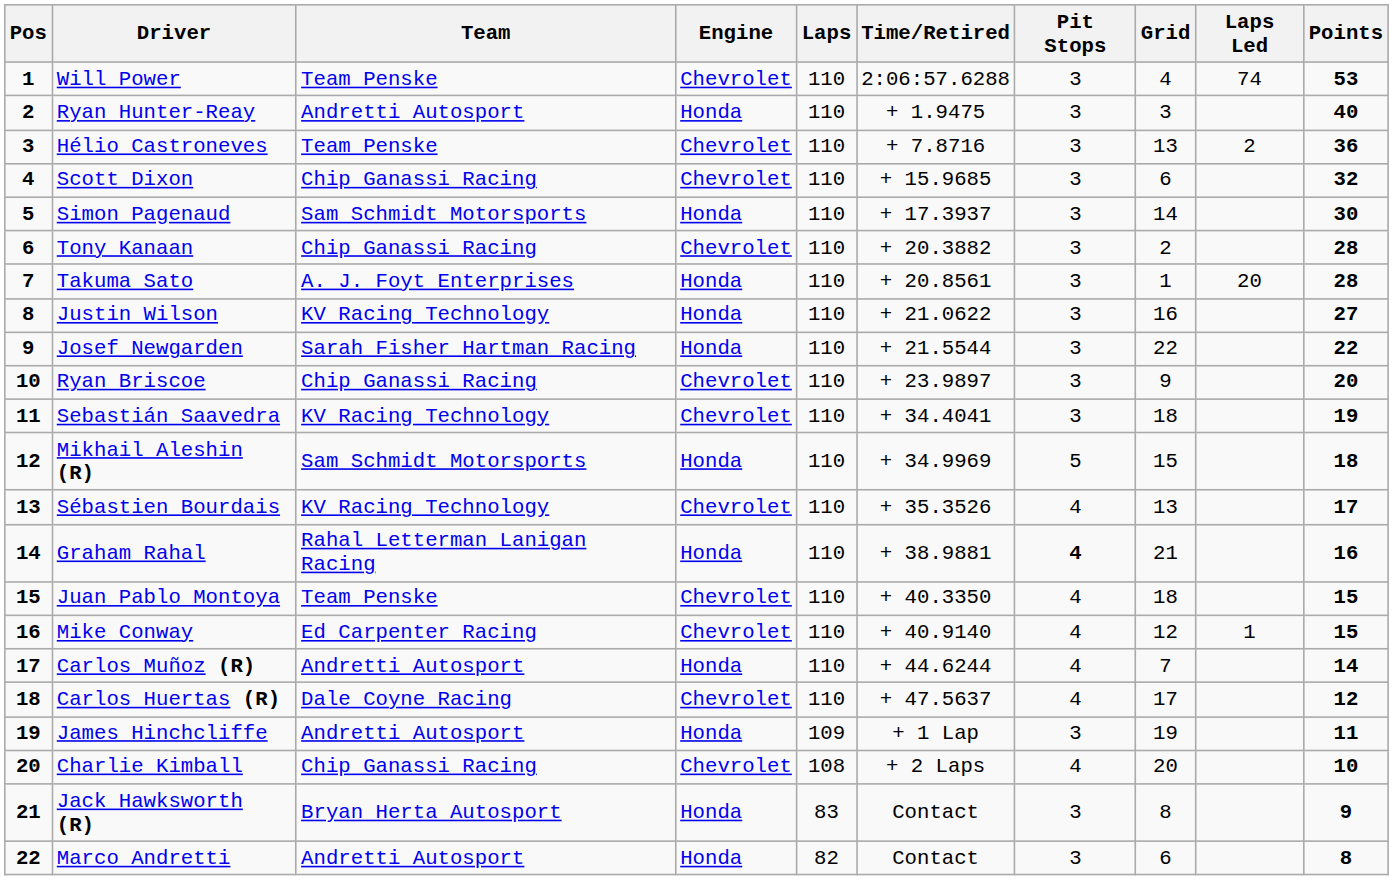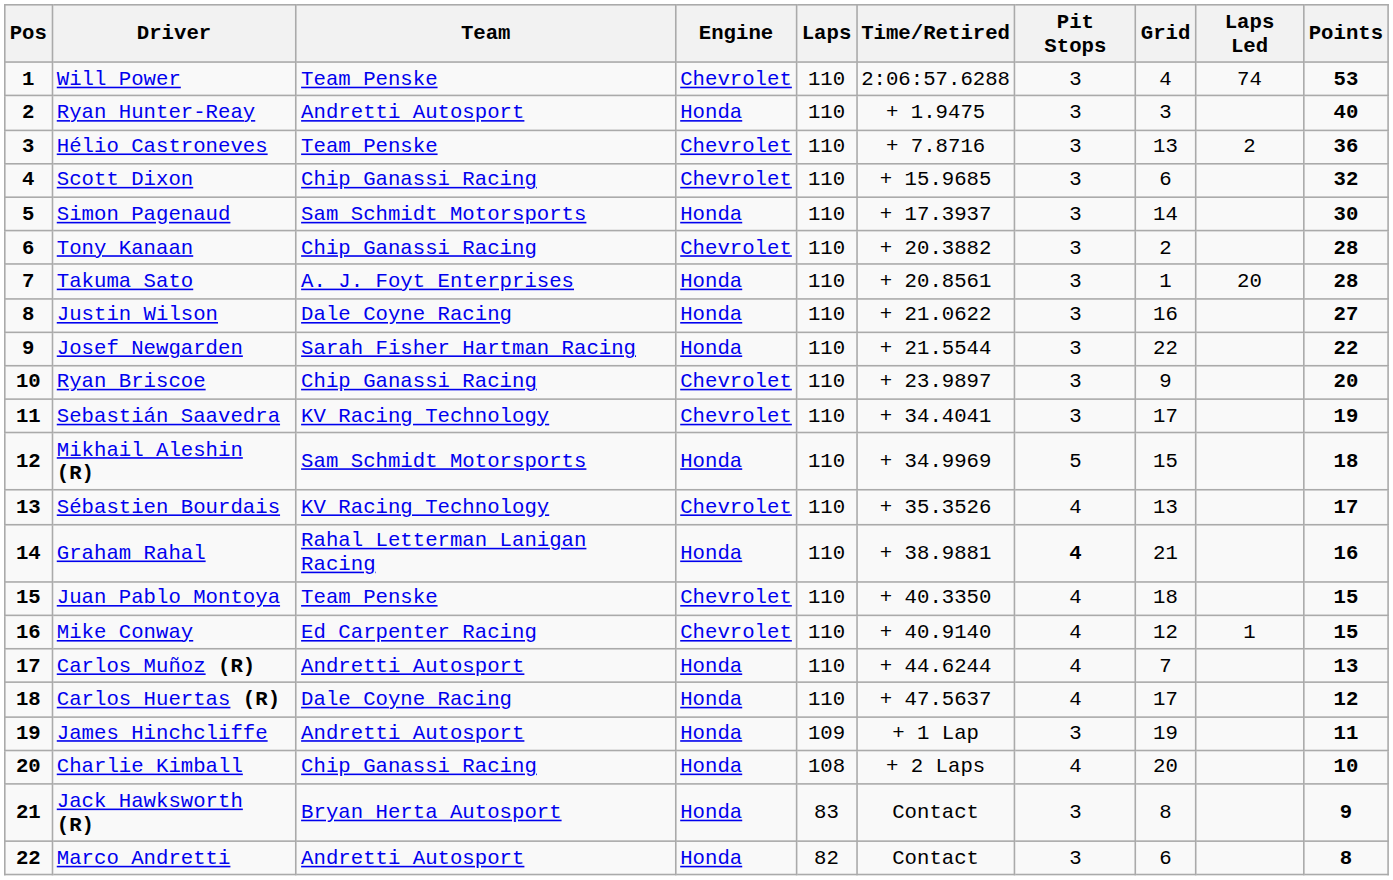(425, 315) KV Racing Technology -> (407, 315) Dale Coyne Racing
(1166, 416) 18 -> (1166, 416) 17
(1346, 666) 14 -> (1346, 666) 13
(736, 700) Chevrolet -> (711, 700) Honda
(736, 767) Chevrolet -> (711, 767) Honda
